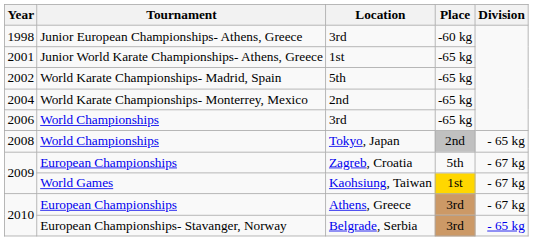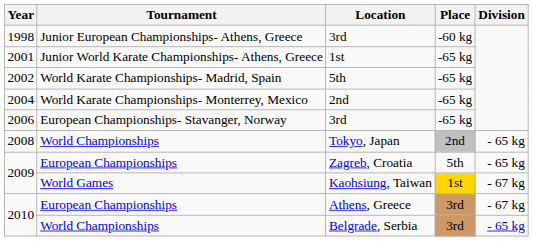(100, 120) World Championships -> (163, 120) European Championships- Stavanger, Norway
(506, 162) - 67 kg -> (506, 162) - 65 kg
(163, 225) European Championships- Stavanger, Norway -> (100, 225) World Championships
